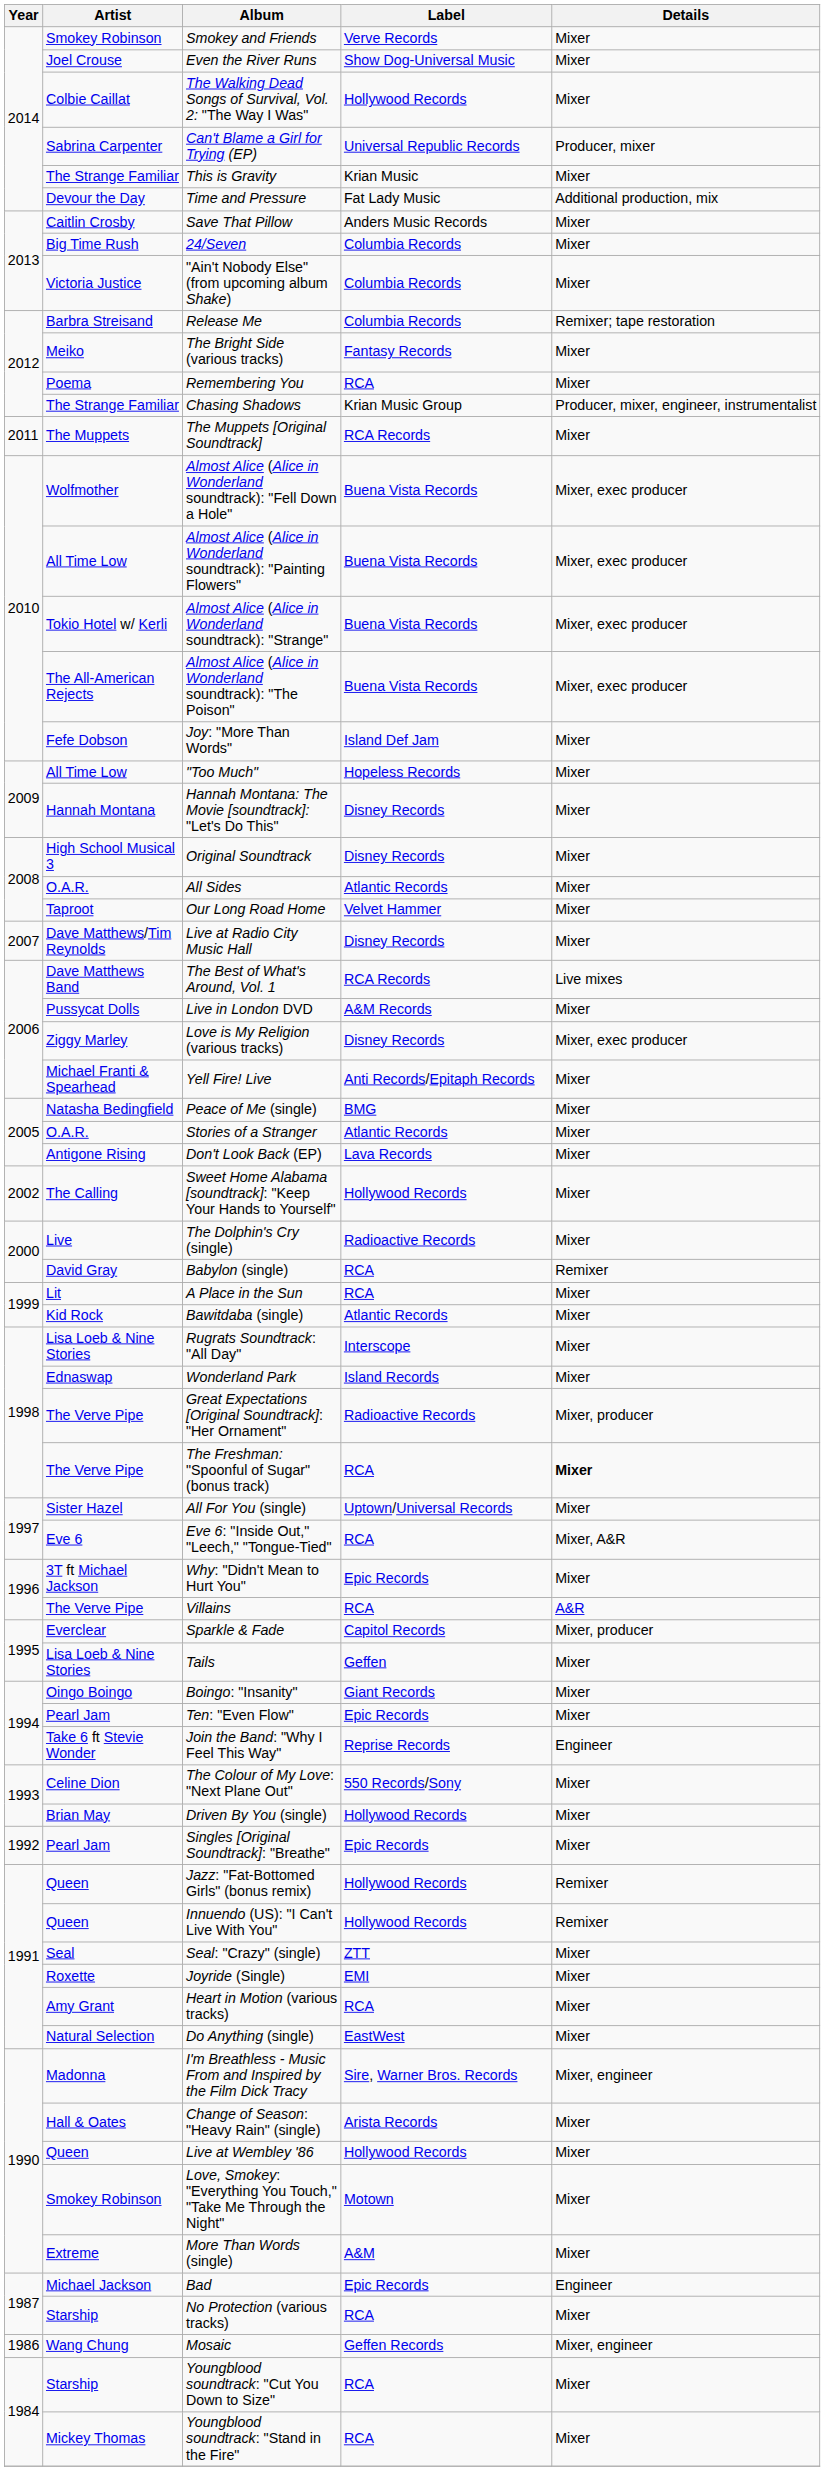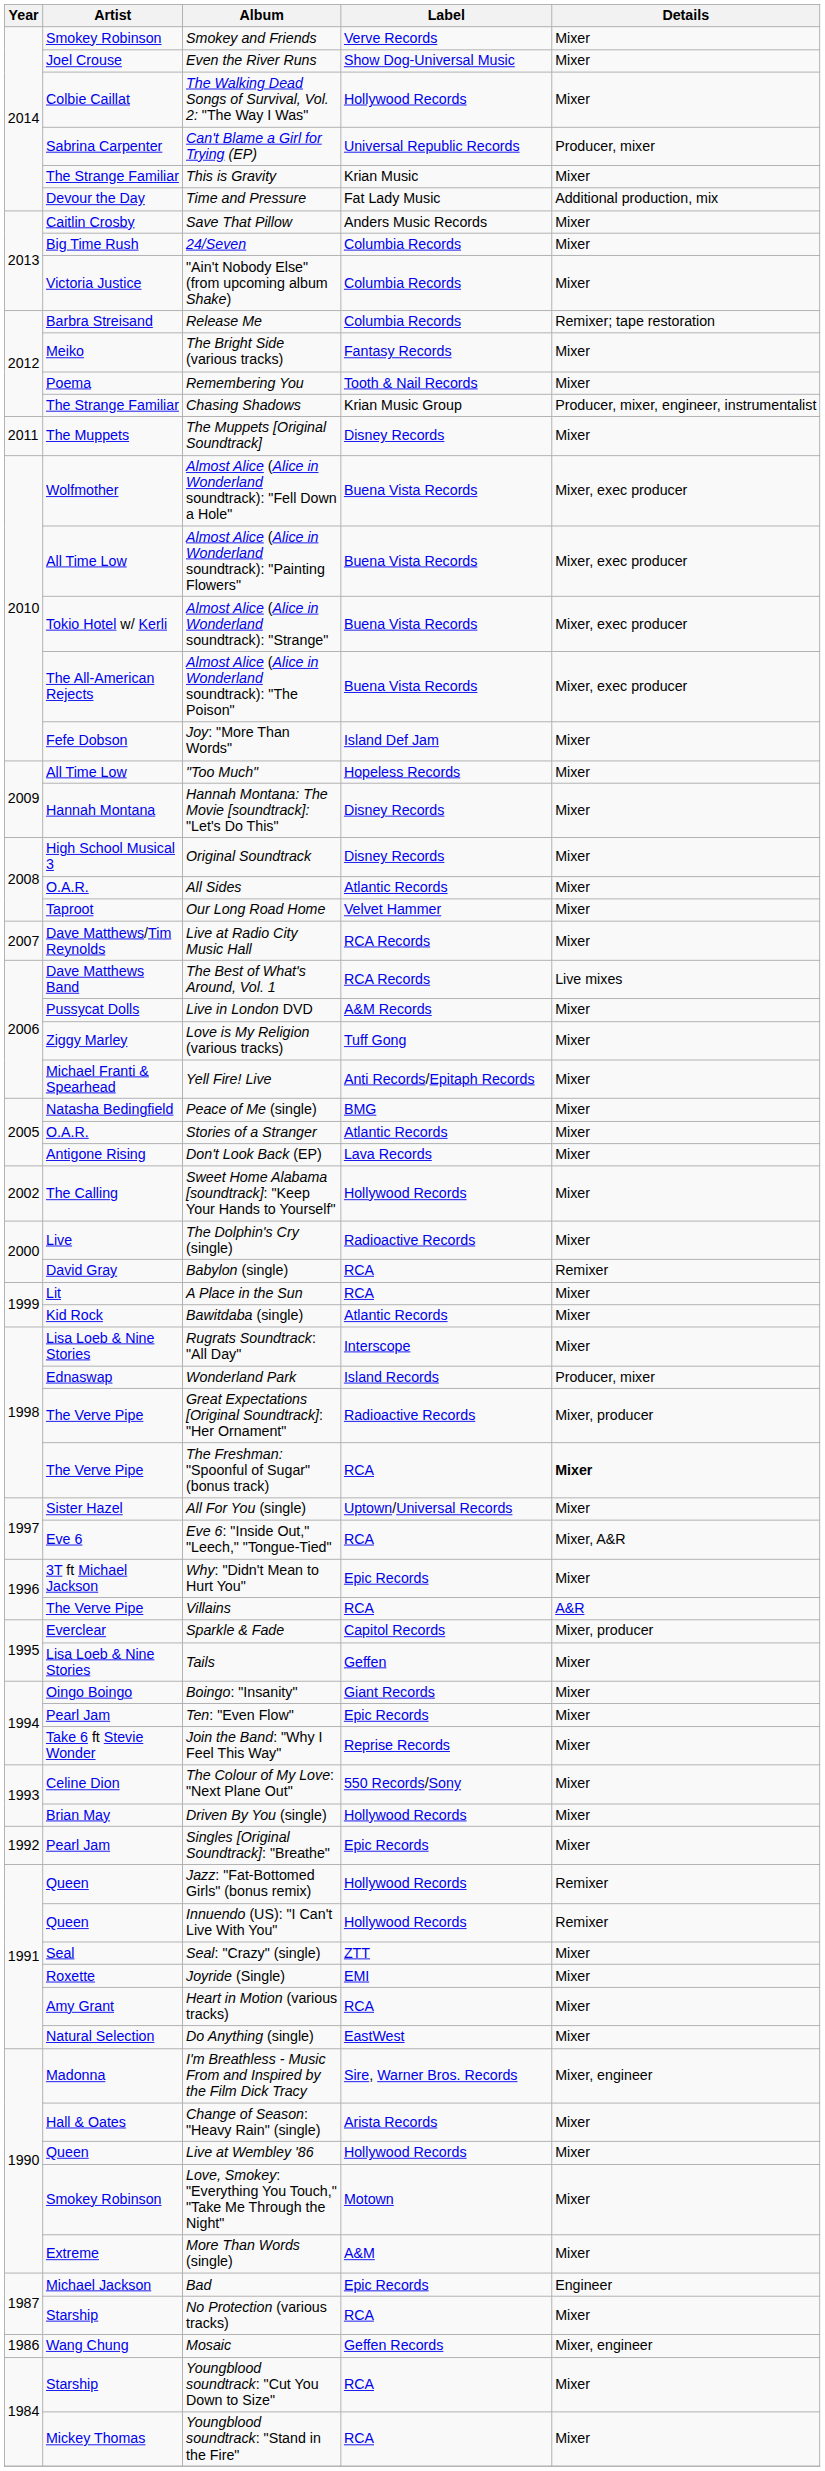(359, 382) RCA -> (411, 382) Tooth & Nail Records
(387, 436) RCA Records -> (394, 436) Disney Records
(394, 940) Disney Records -> (387, 940) RCA Records
(394, 1040) Disney Records -> (375, 1040) Tuff Gong
(621, 1040) Mixer, exec producer -> (573, 1040) Mixer
(573, 1377) Mixer -> (605, 1377) Producer, mixer
(584, 1745) Engineer -> (573, 1745) Mixer
